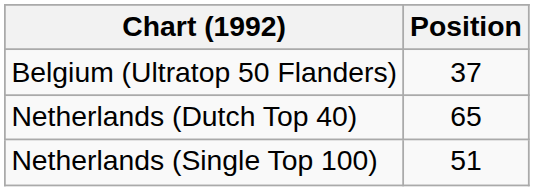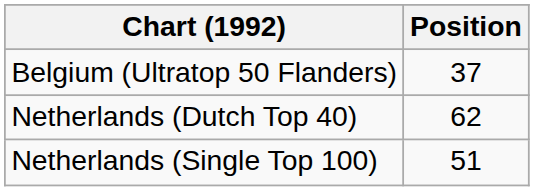(466, 116) 65 -> (466, 116) 62
